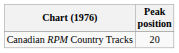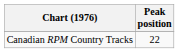(155, 39) 20 -> (155, 39) 22
